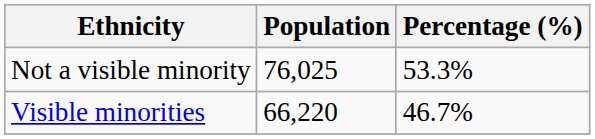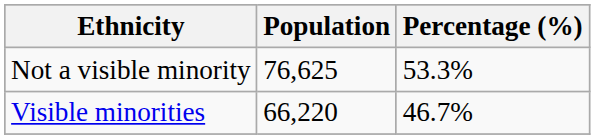(301, 69) 76,025 -> (301, 69) 76,625
